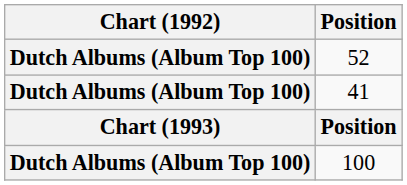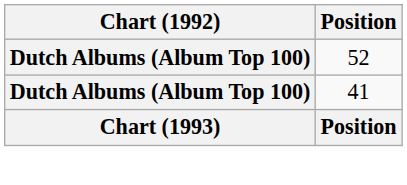- row: (359, 162)
